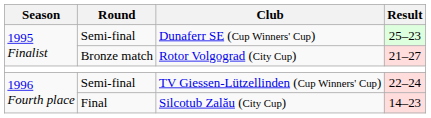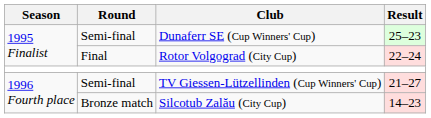(117, 55) Bronze match -> (94, 55) Final
(405, 55) 21–27 -> (405, 55) 22–24
(405, 82) 22–24 -> (405, 82) 21–27
(94, 102) Final -> (117, 102) Bronze match
